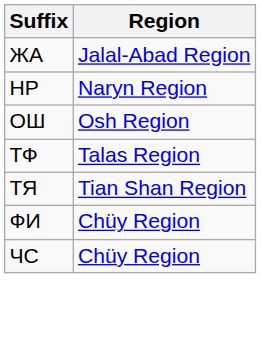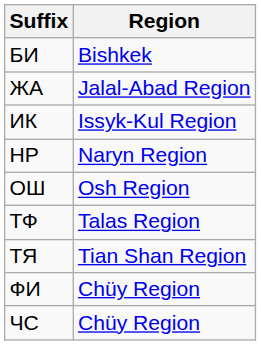+ row: (24, 54)
+ row: (23, 121)
